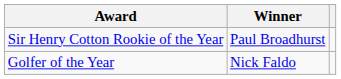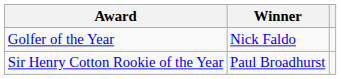rows swapped: (61, 62) <-> (116, 39)
